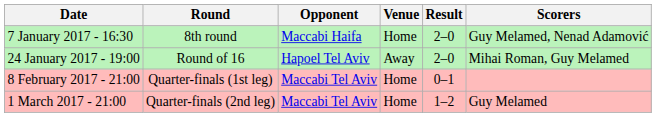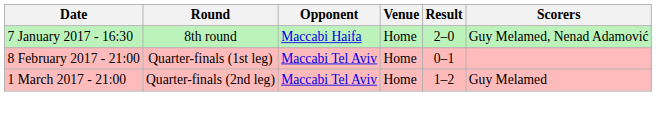- row: (74, 58)
